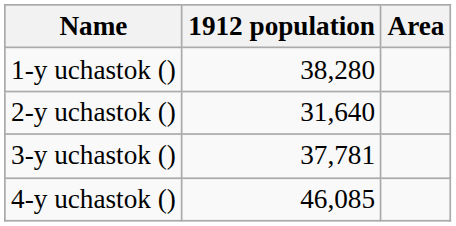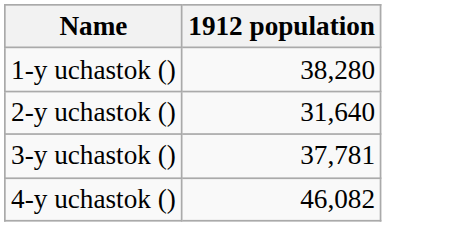- column: (416, 26)
(338, 198) 46,085 -> (338, 198) 46,082
